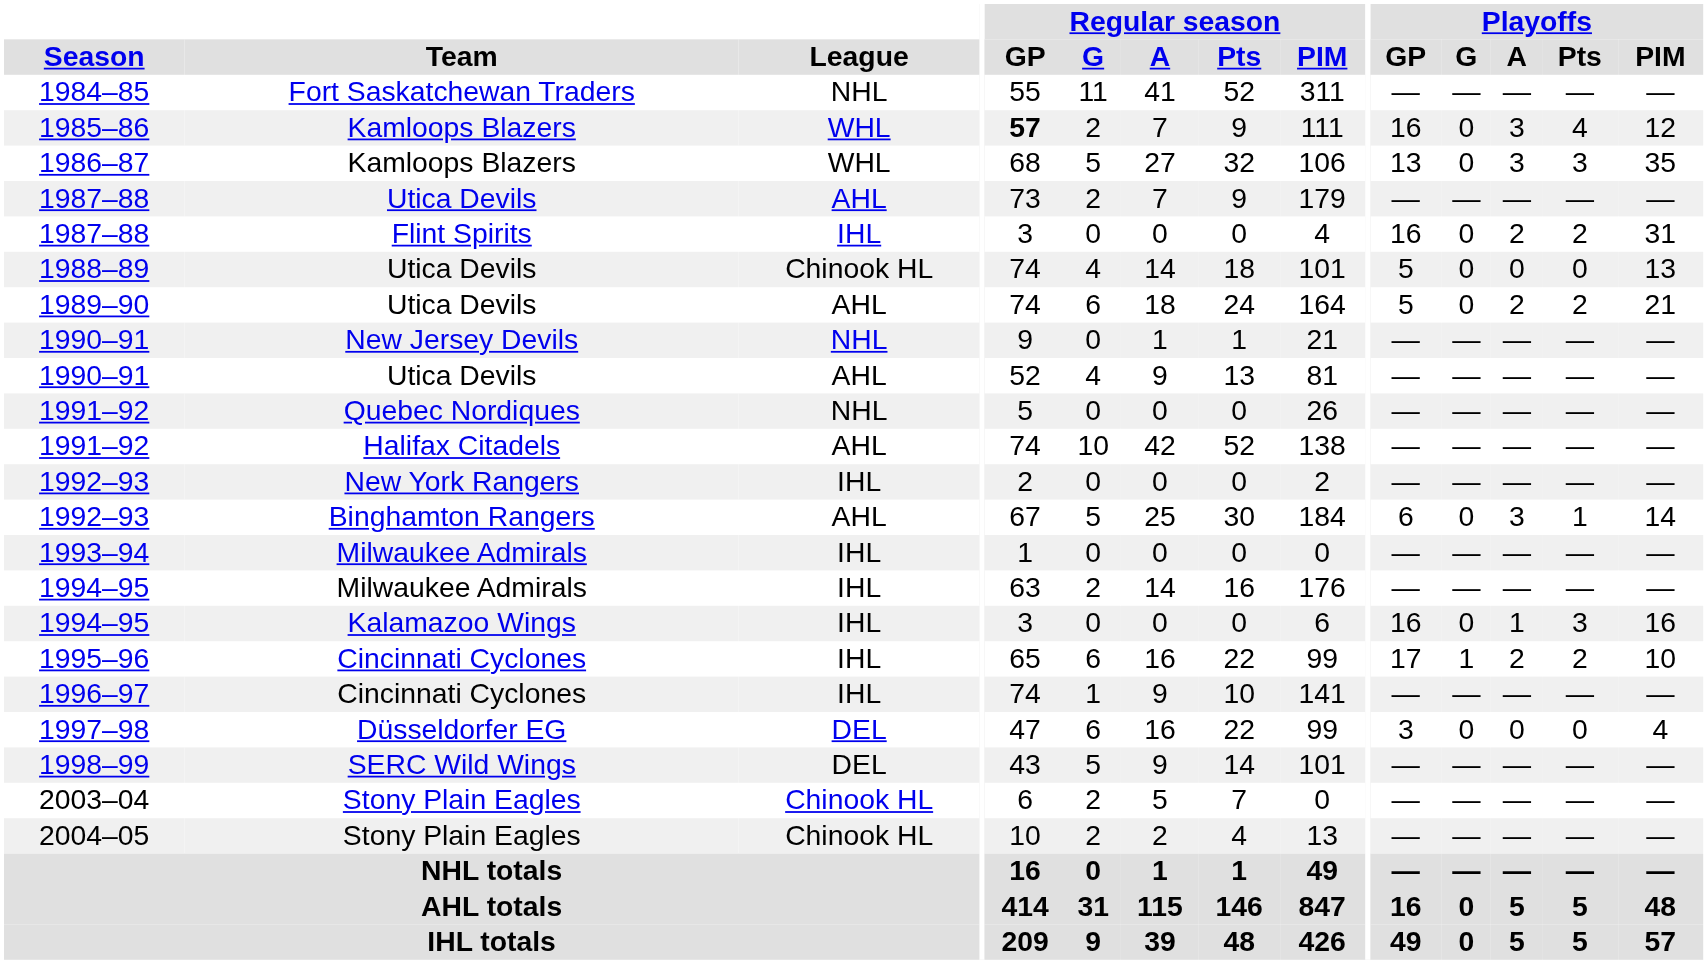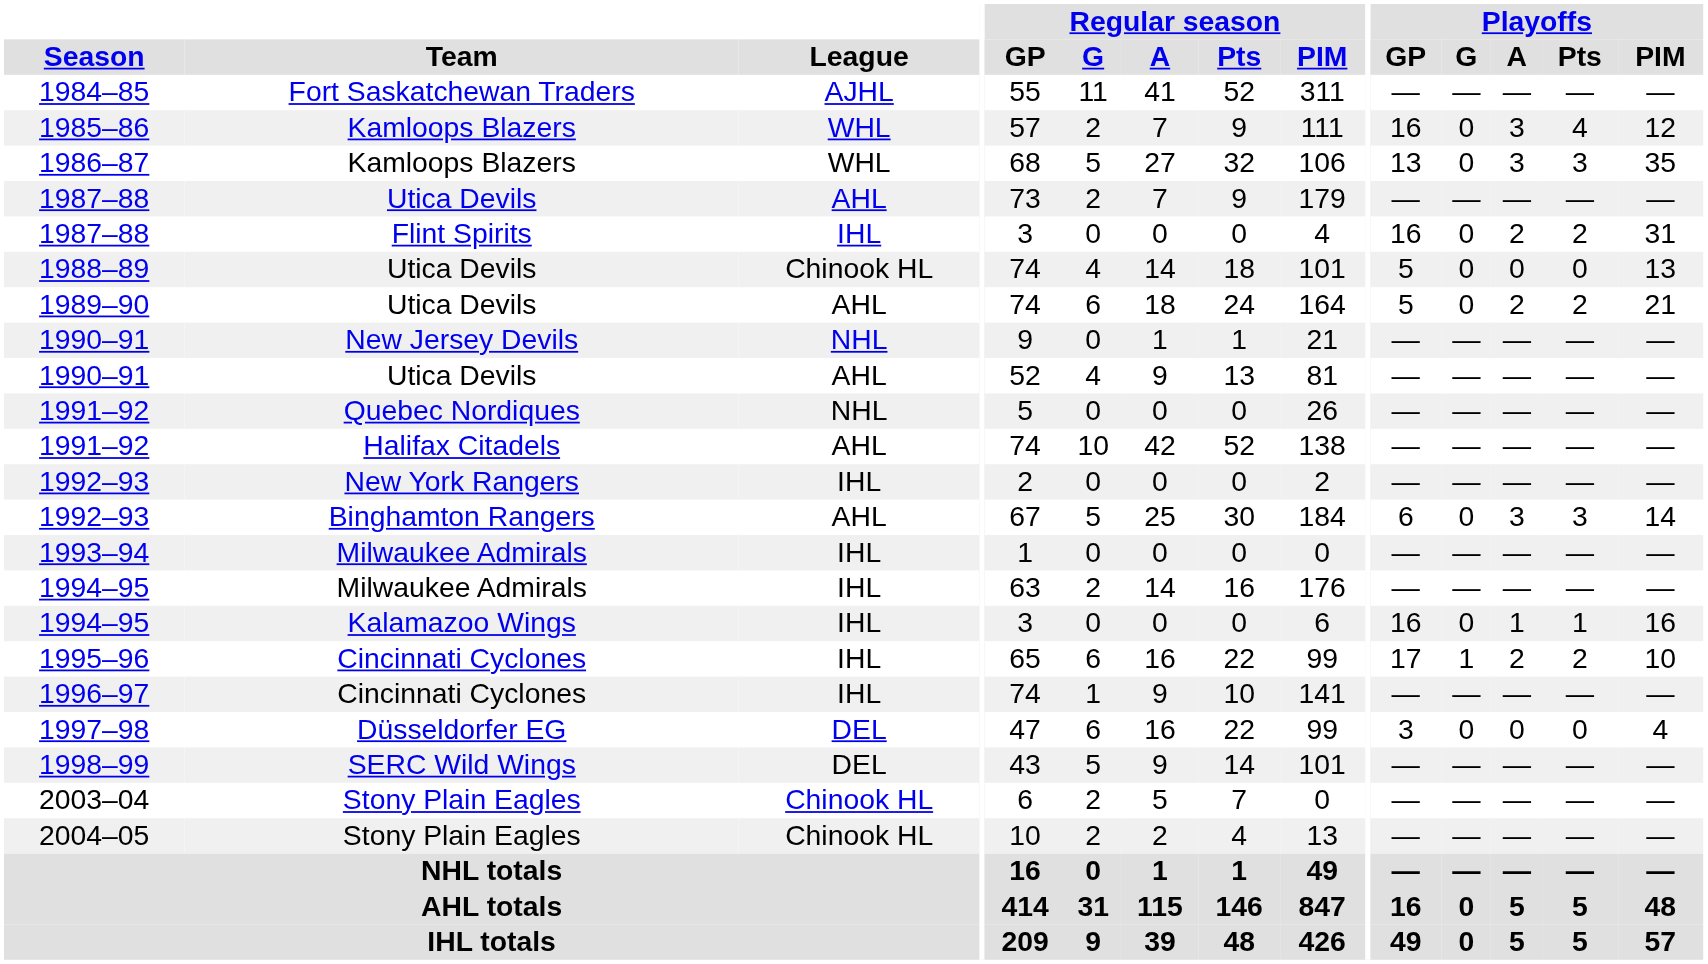(859, 92) NHL -> (859, 92) AJHL
(1025, 127) bold -> (1025, 127) normal
(1580, 516) 1 -> (1580, 516) 3
(1580, 623) 3 -> (1580, 623) 1
